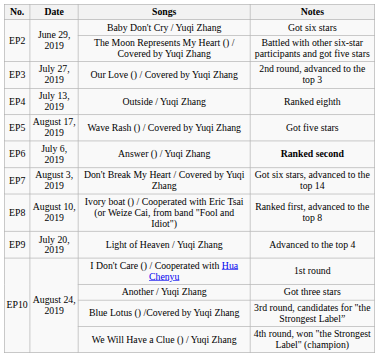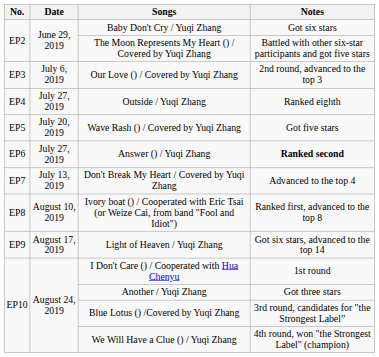(54, 75) July 27, 2019 -> (54, 75) July 6, 2019
(54, 101) July 13, 2019 -> (54, 101) July 27, 2019
(54, 128) August 17, 2019 -> (54, 128) July 20, 2019
(54, 154) July 6, 2019 -> (54, 154) July 27, 2019
(54, 180) August 3, 2019 -> (54, 180) July 13, 2019
(312, 180) Got six stars, advanced to the top 14 -> (312, 180) Advanced to the top 4
(54, 244) July 20, 2019 -> (54, 244) August 17, 2019
(312, 244) Advanced to the top 4 -> (312, 244) Got six stars, advanced to the top 14
